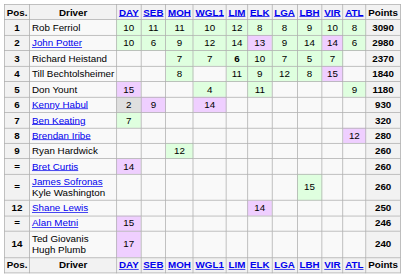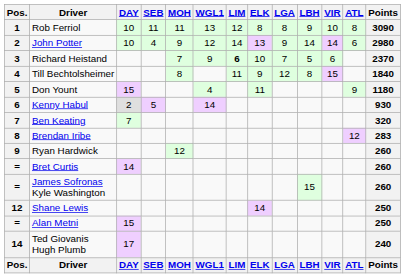(210, 27) 10 -> (210, 27) 13
(153, 43) 6 -> (153, 43) 4
(210, 58) 7 -> (210, 58) 9
(332, 58) 7 -> (332, 58) 6
(153, 104) 9 -> (153, 104) 5
(383, 135) 280 -> (383, 135) 283
(383, 223) 246 -> (383, 223) 250
